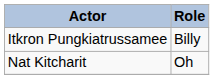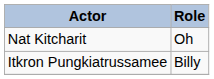rows swapped: (88, 39) <-> (47, 62)
